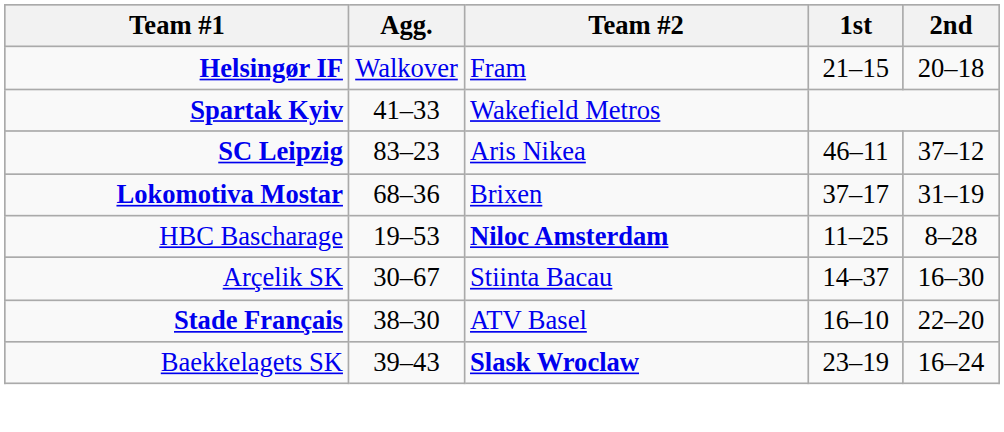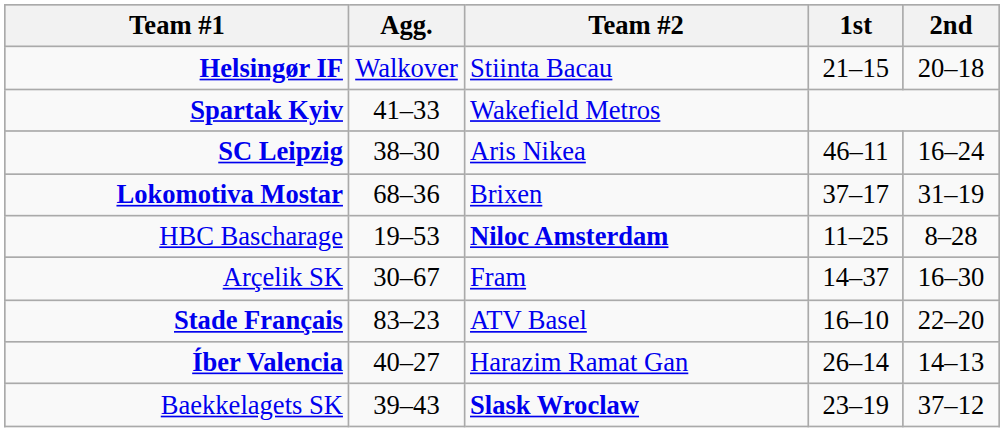(498, 67) Fram -> (541, 67) Stiinta Bacau
(406, 151) 83–23 -> (406, 151) 38–30
(951, 151) 37–12 -> (951, 151) 16–24
(541, 278) Stiinta Bacau -> (498, 278) Fram
(406, 320) 38–30 -> (406, 320) 83–23
+ row: (268, 362)
(951, 362) 16–24 -> (951, 404) 37–12
